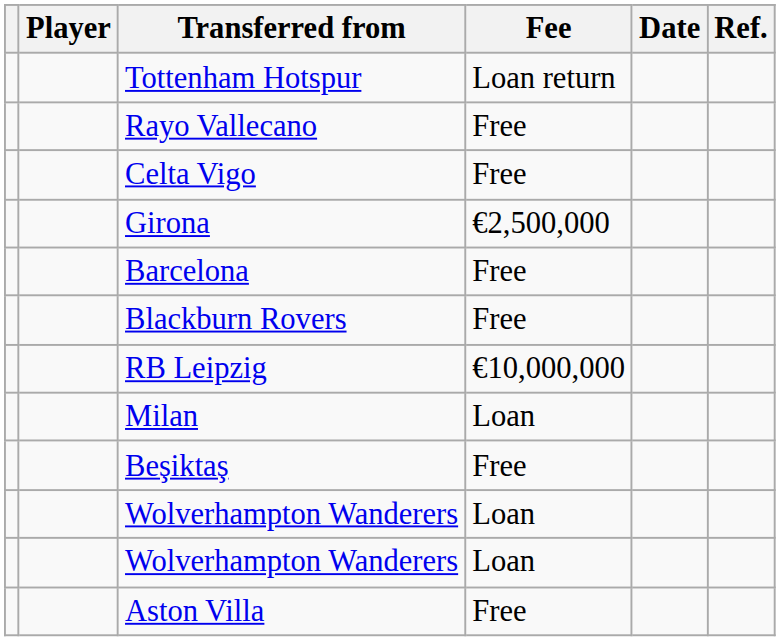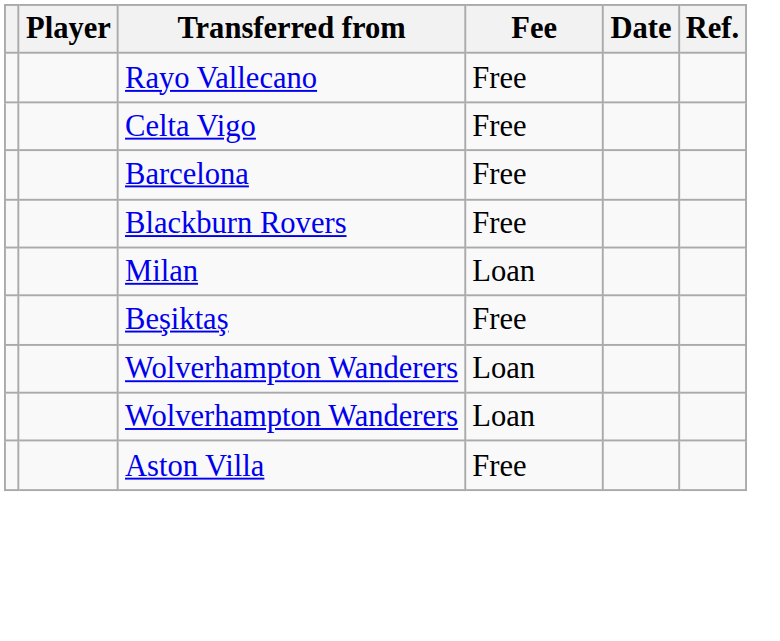- row: (243, 77)
- row: (167, 222)
- row: (196, 367)
